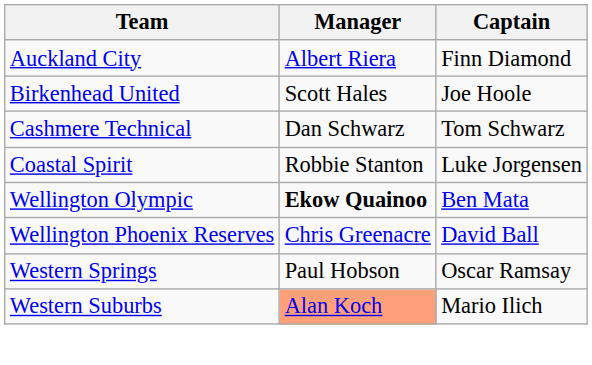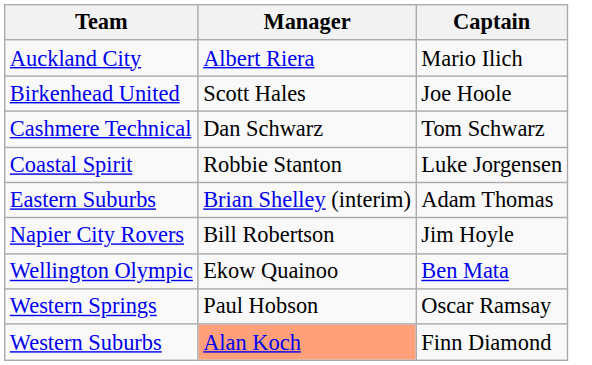(506, 57) Finn Diamond -> (472, 57) Mario Ilich
+ row: (83, 199)
+ row: (97, 235)
(356, 199) bold -> (271, 270) normal
- row: (142, 235)
(492, 306) Mario Ilich -> (486, 341) Finn Diamond
